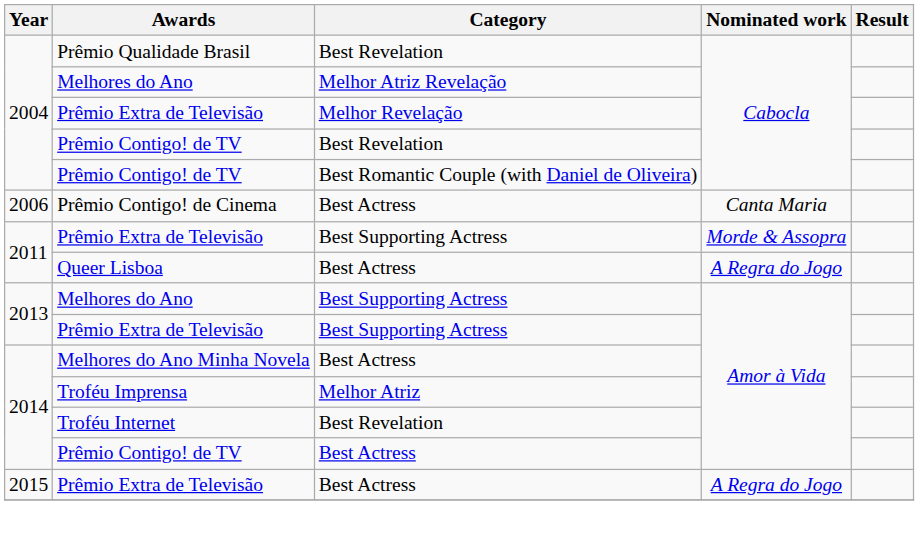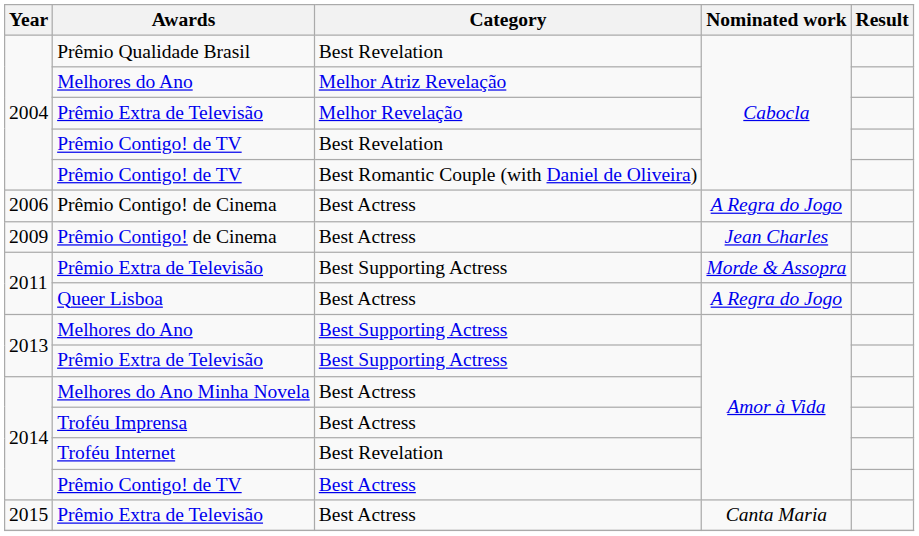(776, 205) Canta Maria -> (776, 205) A Regra do Jogo
+ row: (29, 236)
(369, 391) Melhor Atriz -> (367, 422) Best Actress
(776, 484) A Regra do Jogo -> (776, 515) Canta Maria
